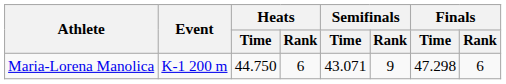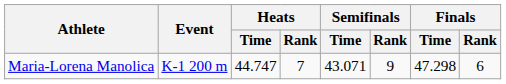(256, 66) 44.750 -> (256, 66) 44.747
(300, 66) 6 -> (300, 66) 7
